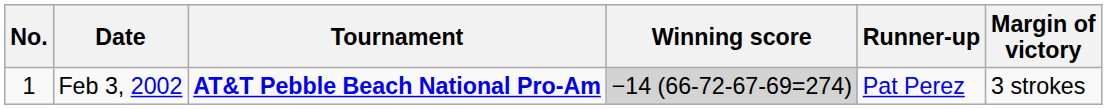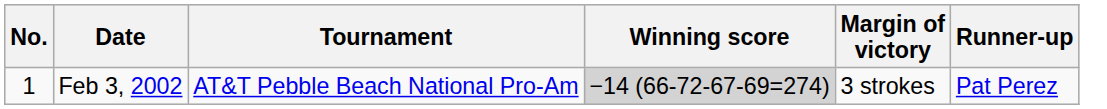columns swapped: (1043, 36) <-> (921, 36)
(397, 86) bold -> (386, 86) normal
